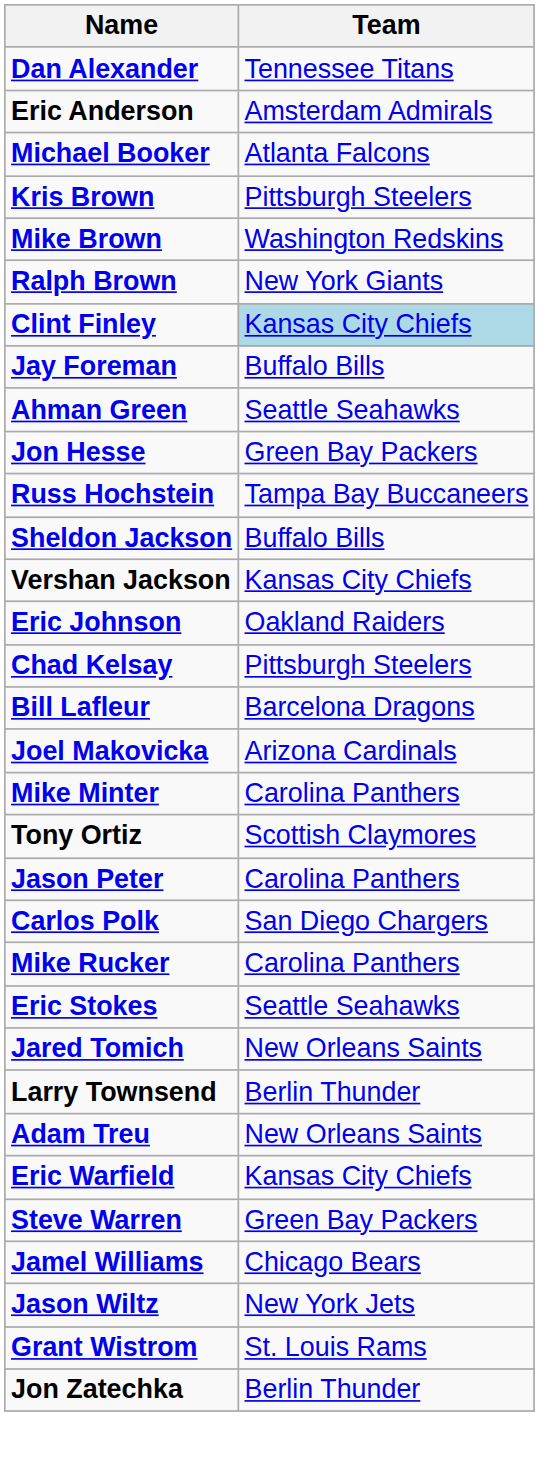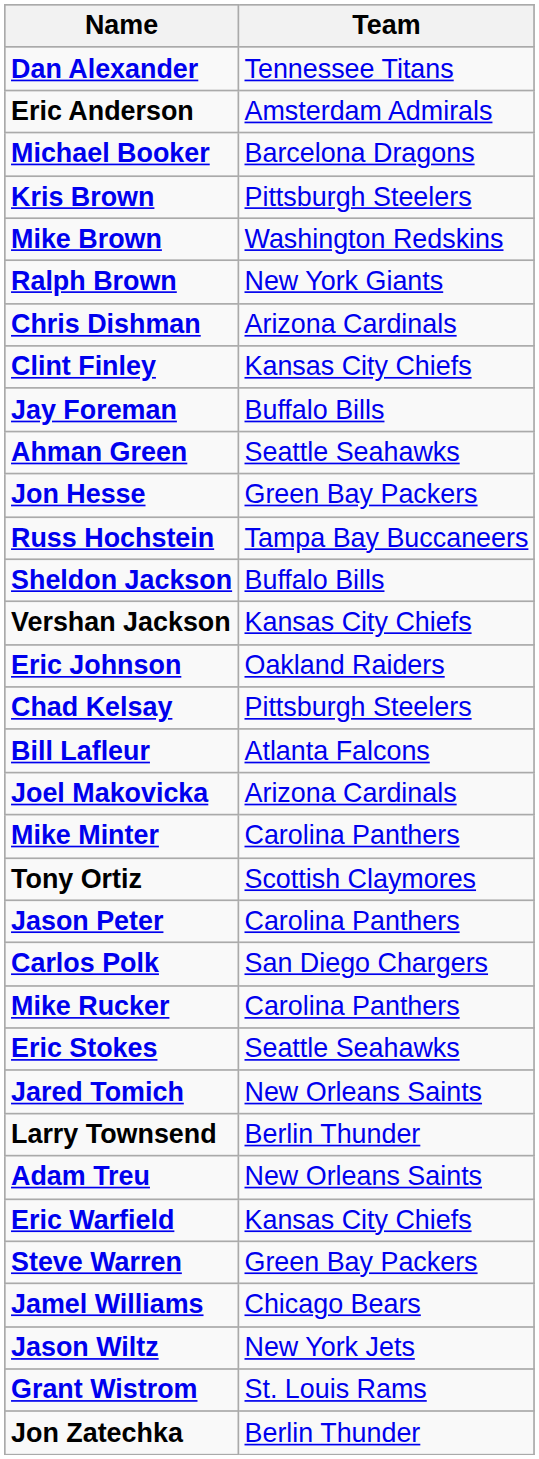(337, 153) Atlanta Falcons -> (360, 153) Barcelona Dragons
+ row: (106, 324)
(358, 324) lightblue background -> (358, 366) no background
(360, 707) Barcelona Dragons -> (337, 750) Atlanta Falcons
